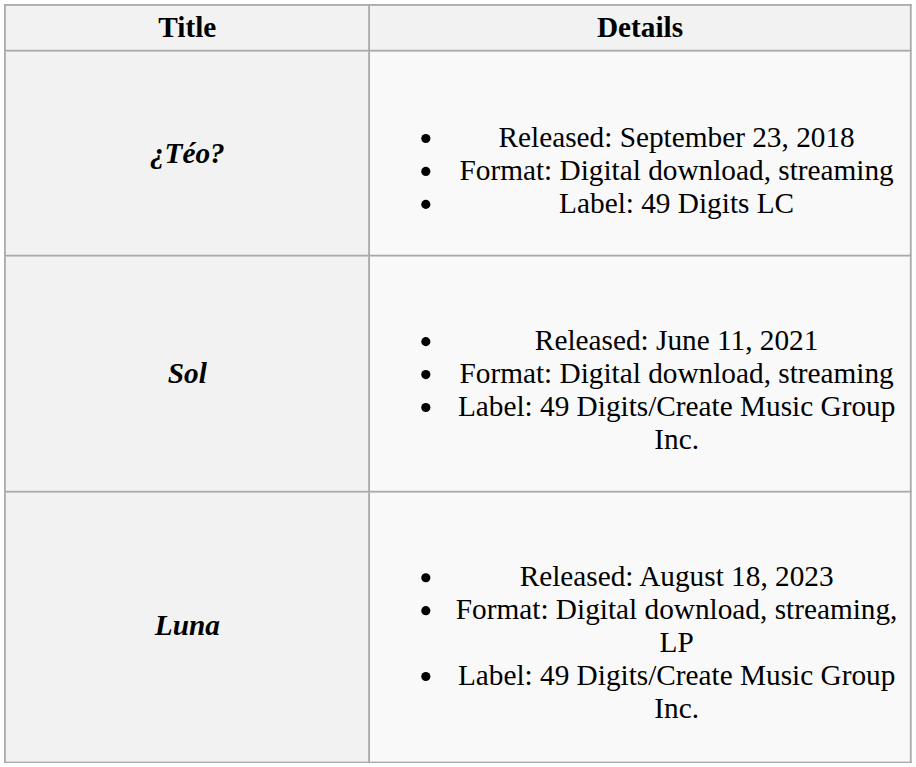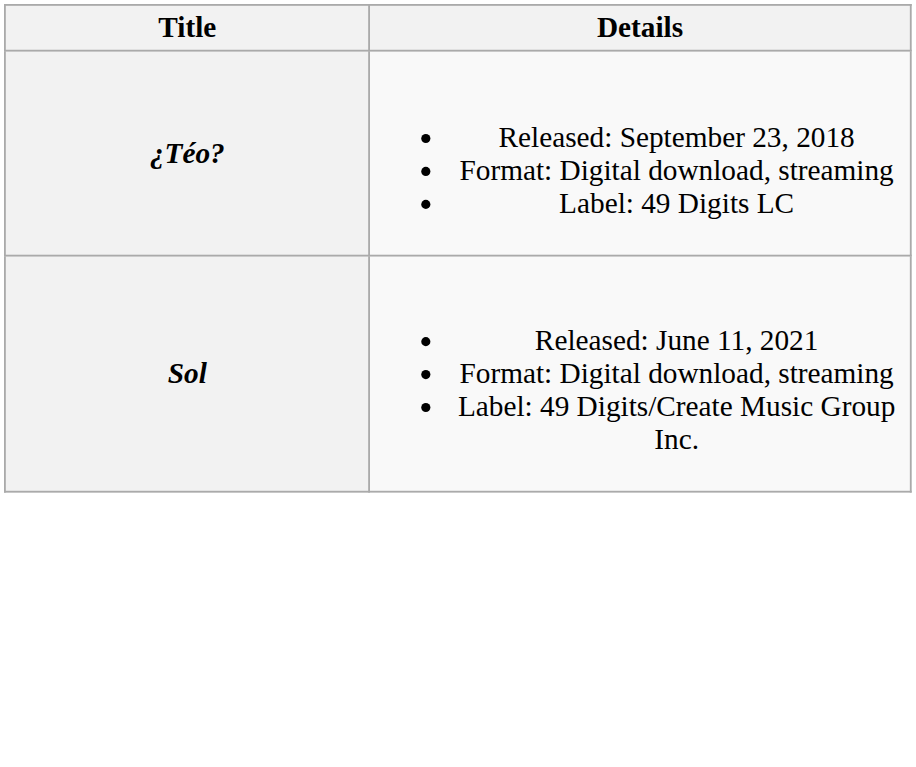- row: (187, 626)
